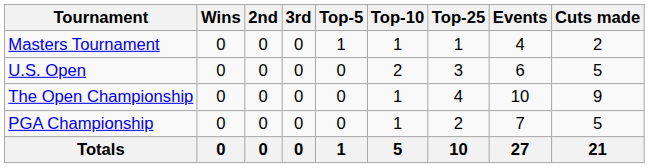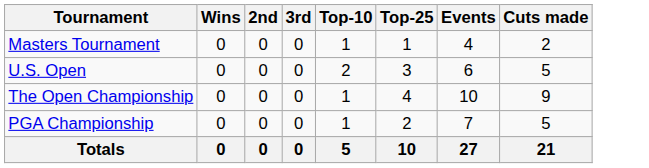- column: (341, 17)
